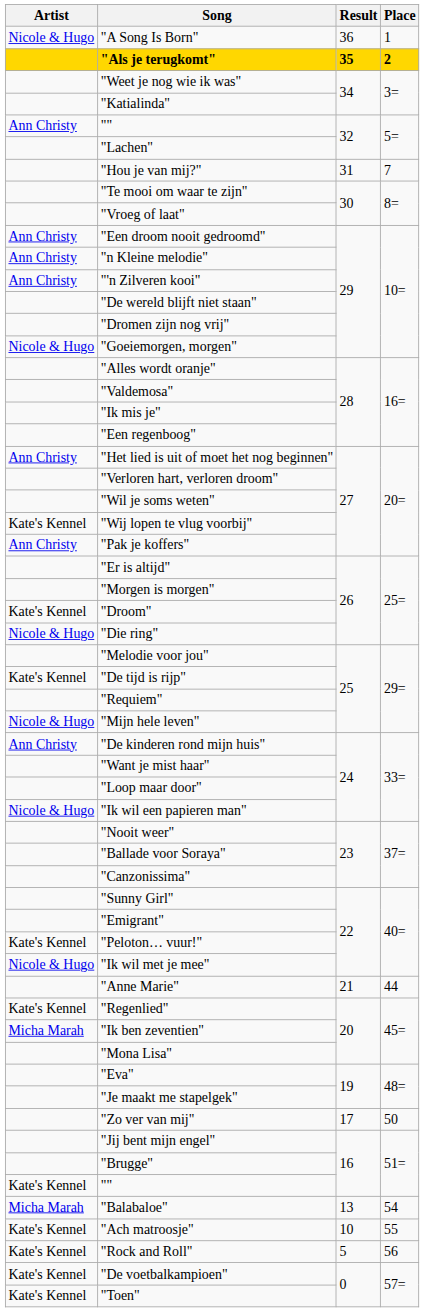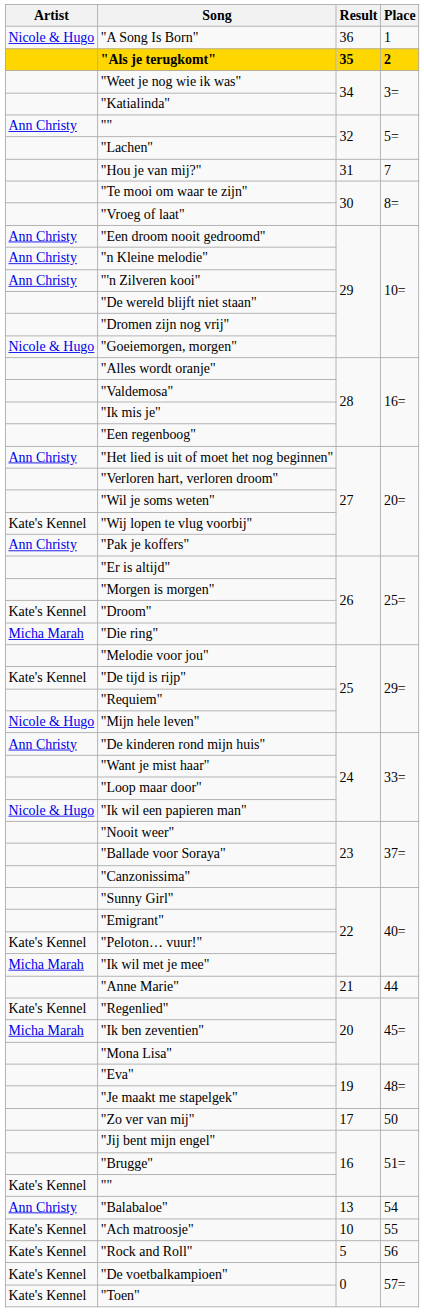(51, 633) Nicole & Hugo -> (46, 633) Micha Marah
(51, 964) Nicole & Hugo -> (46, 964) Micha Marah
(46, 1207) Micha Marah -> (43, 1207) Ann Christy
